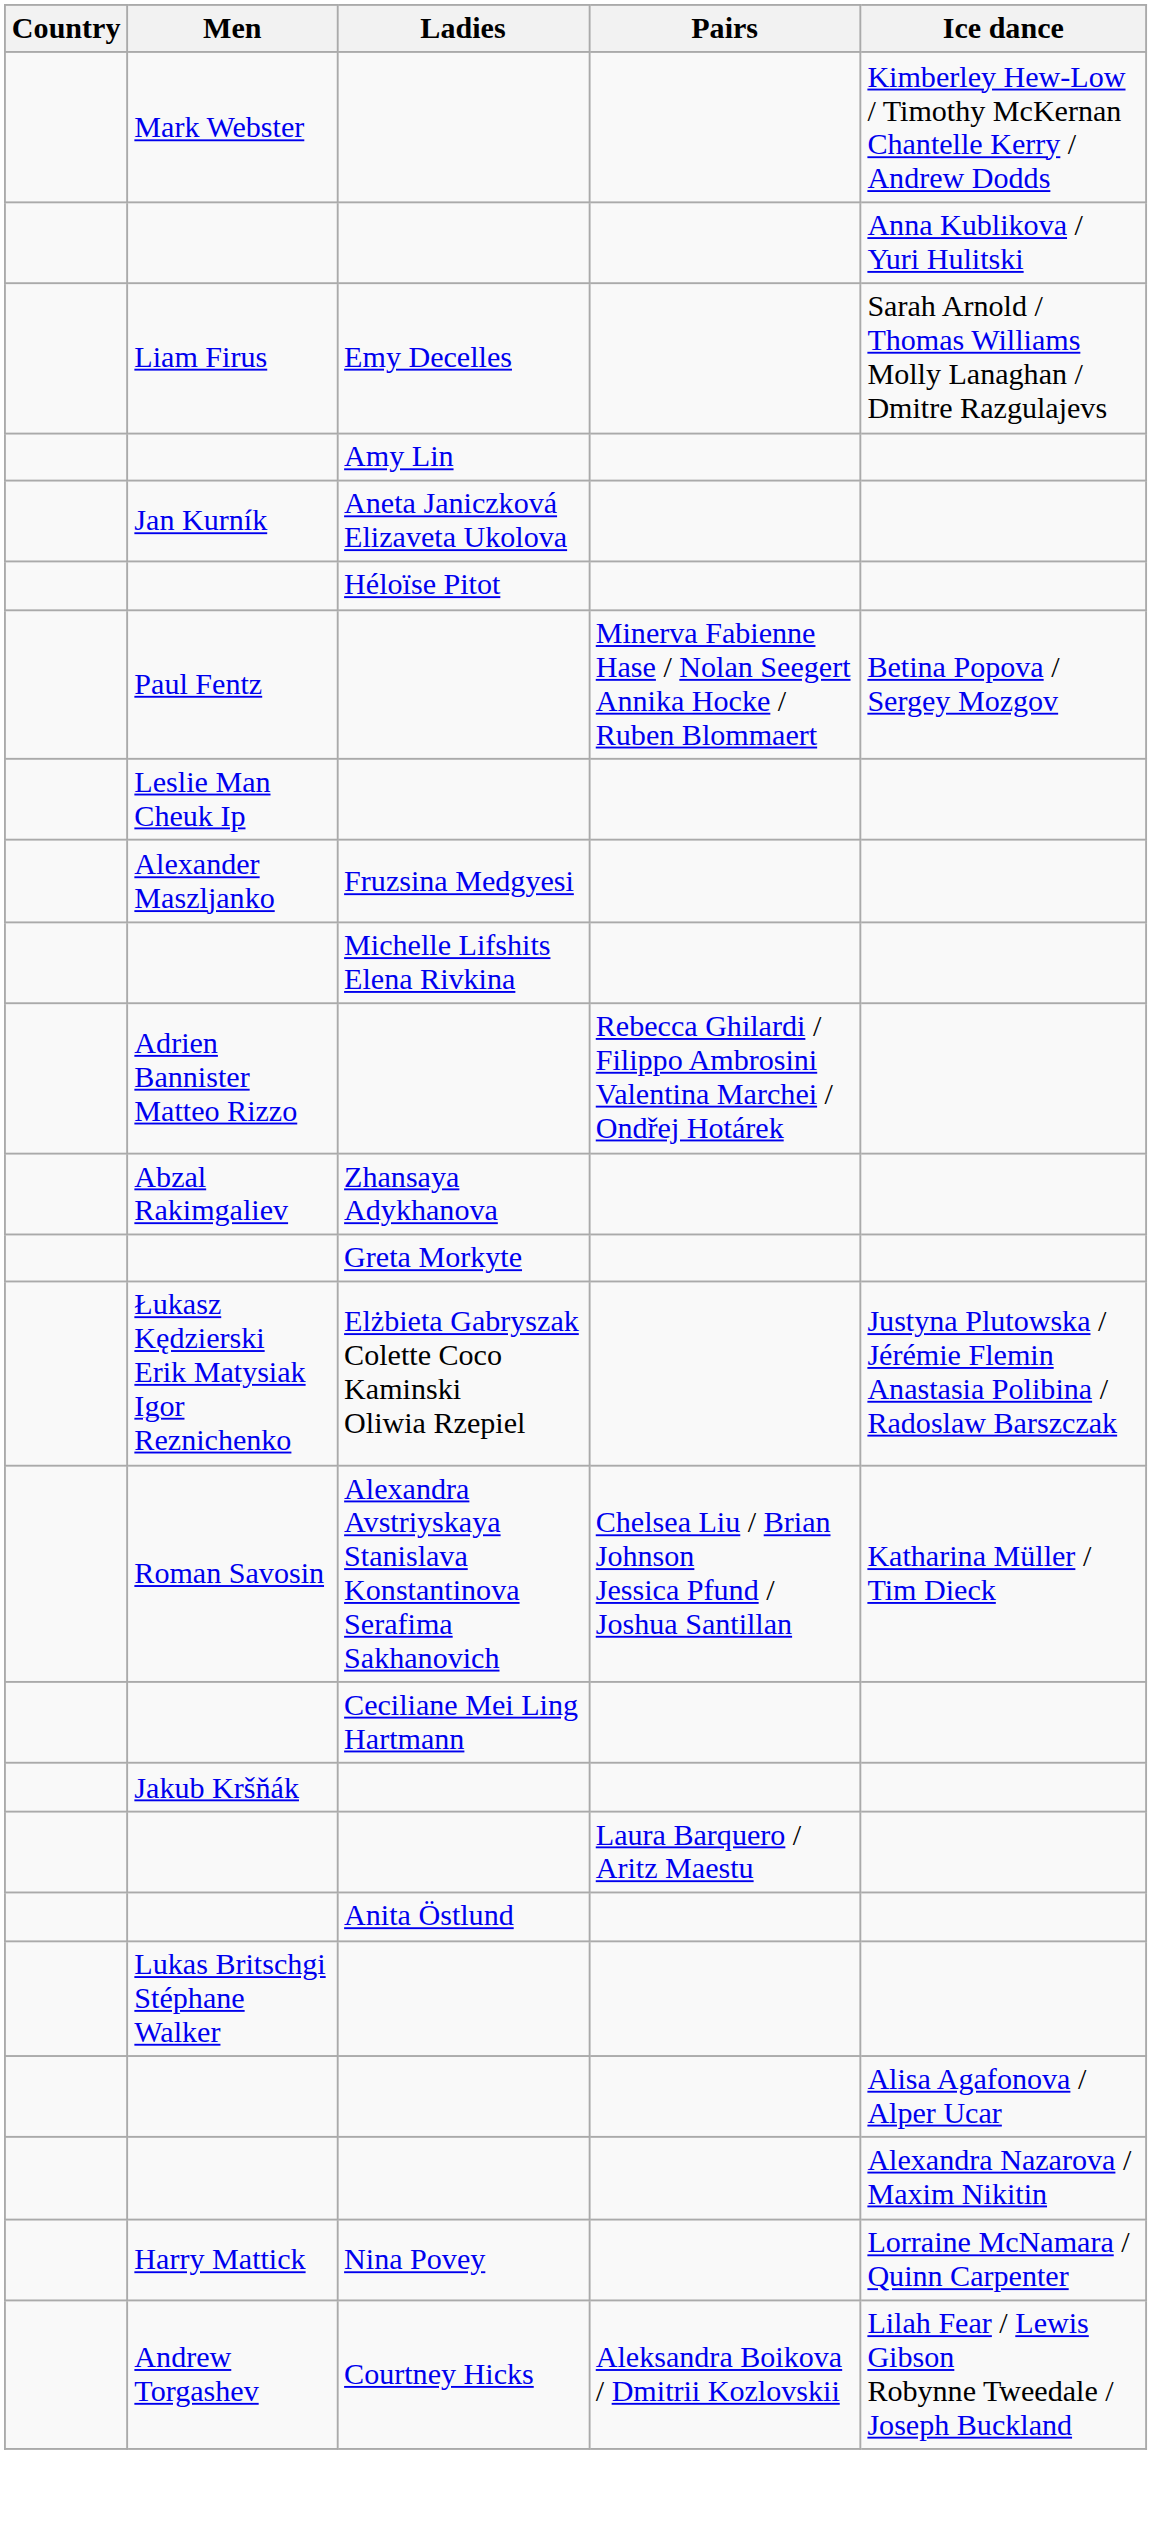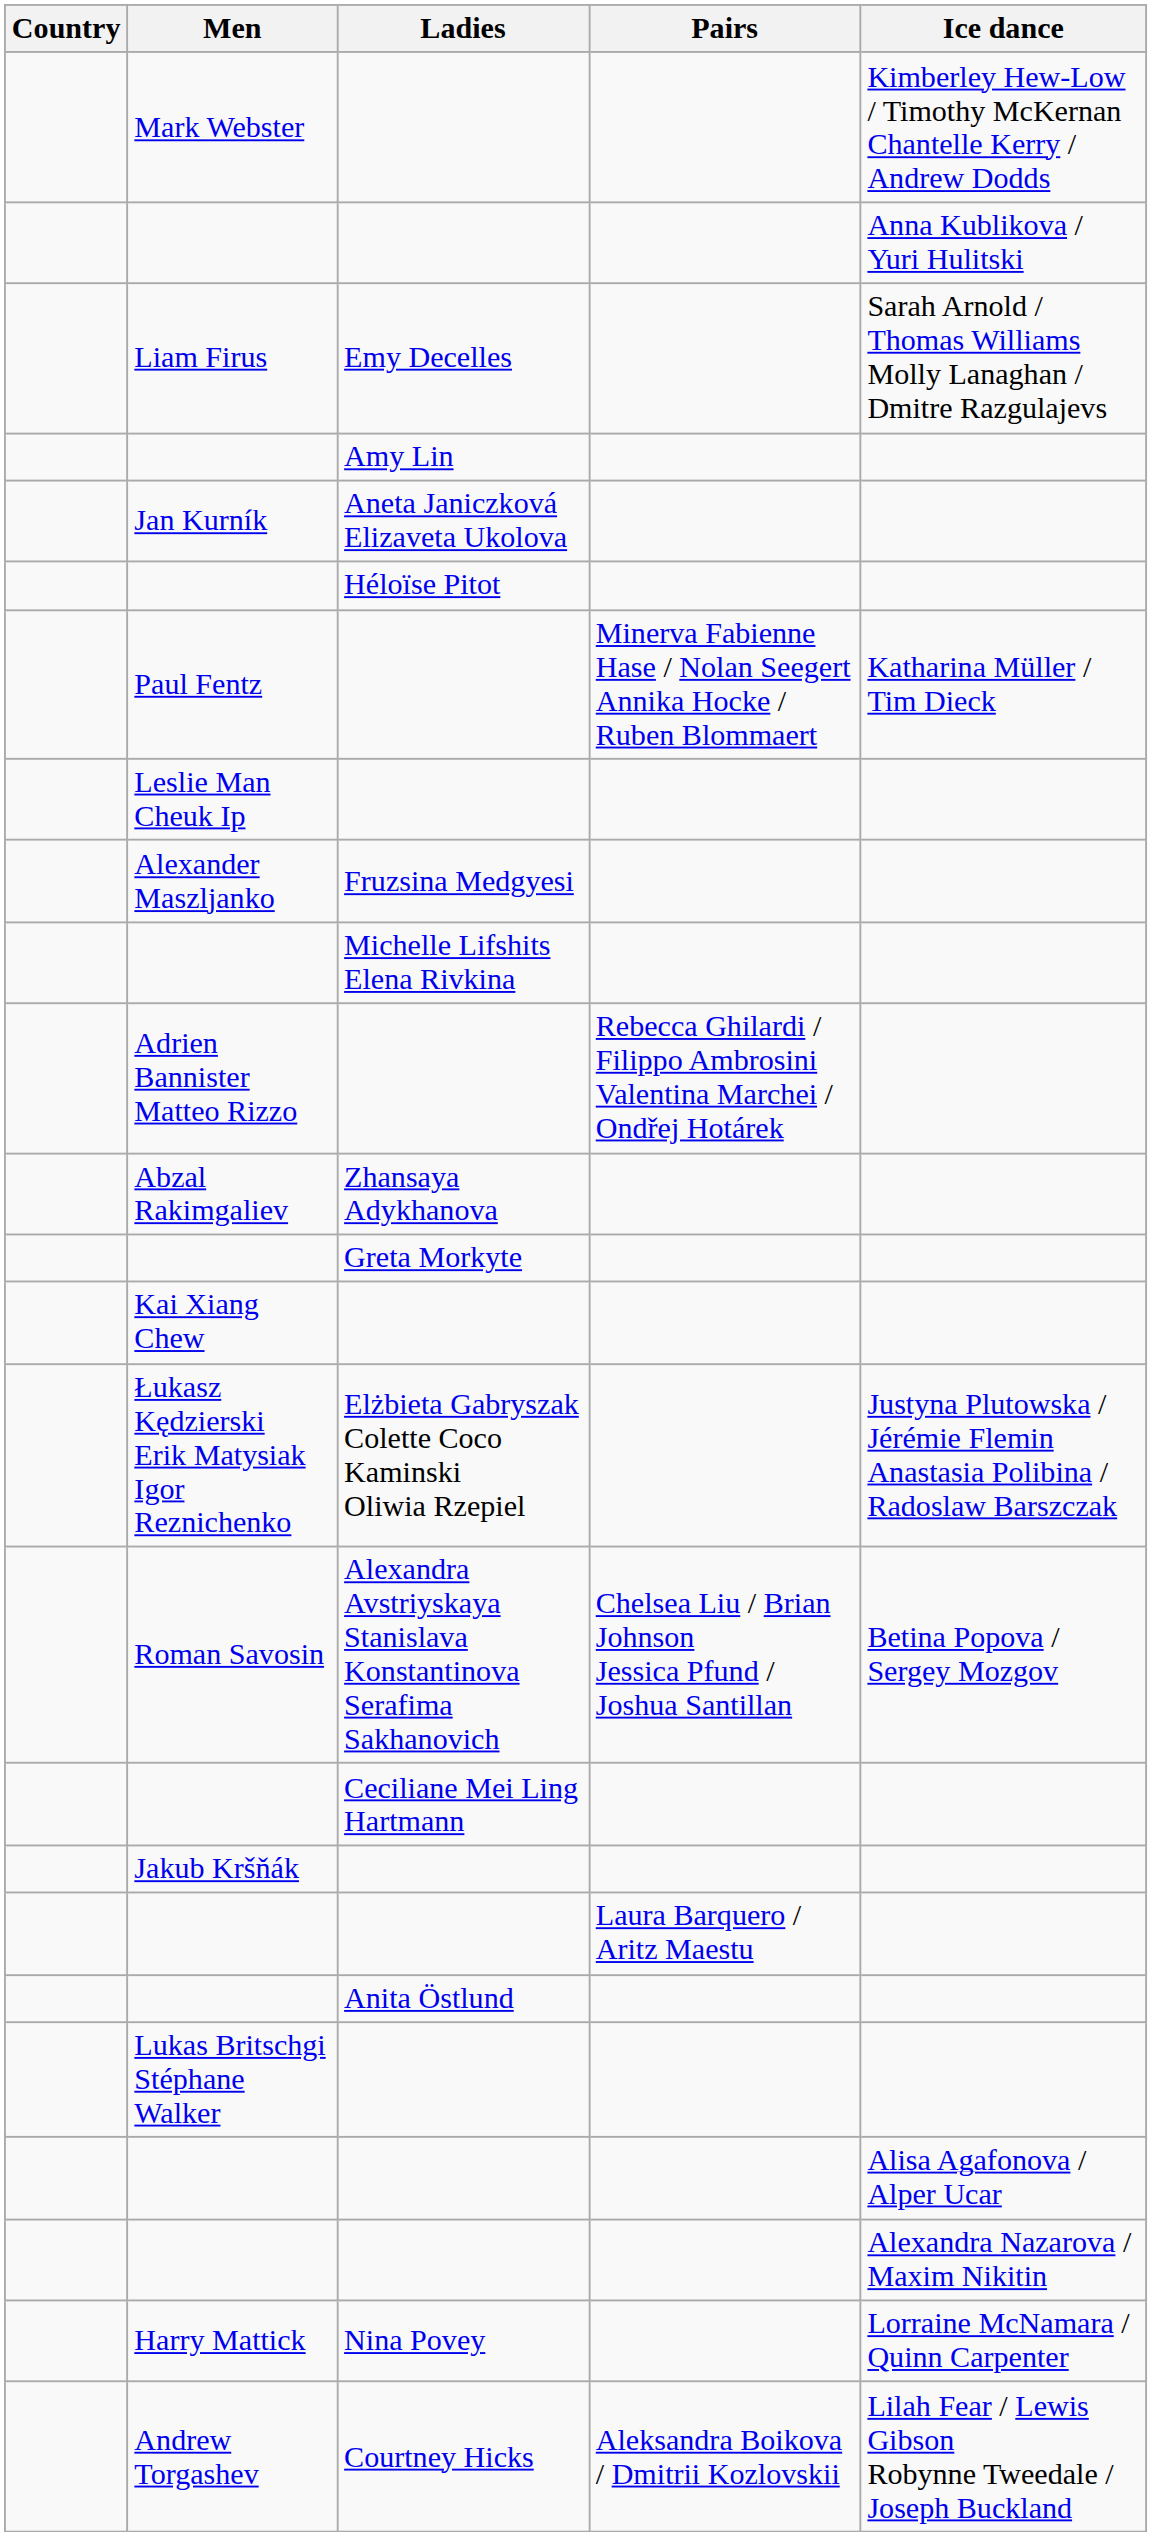(963, 683) Betina Popova / Sergey Mozgov -> (979, 683) Katharina Müller / Tim Dieck
+ row: (197, 1322)
(979, 1573) Katharina Müller / Tim Dieck -> (963, 1654) Betina Popova / Sergey Mozgov
